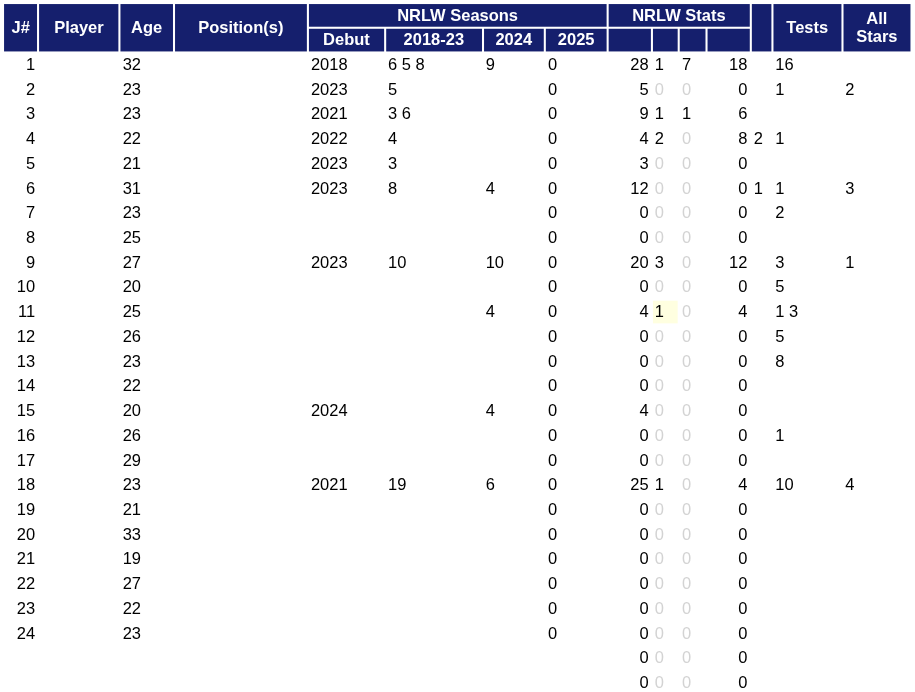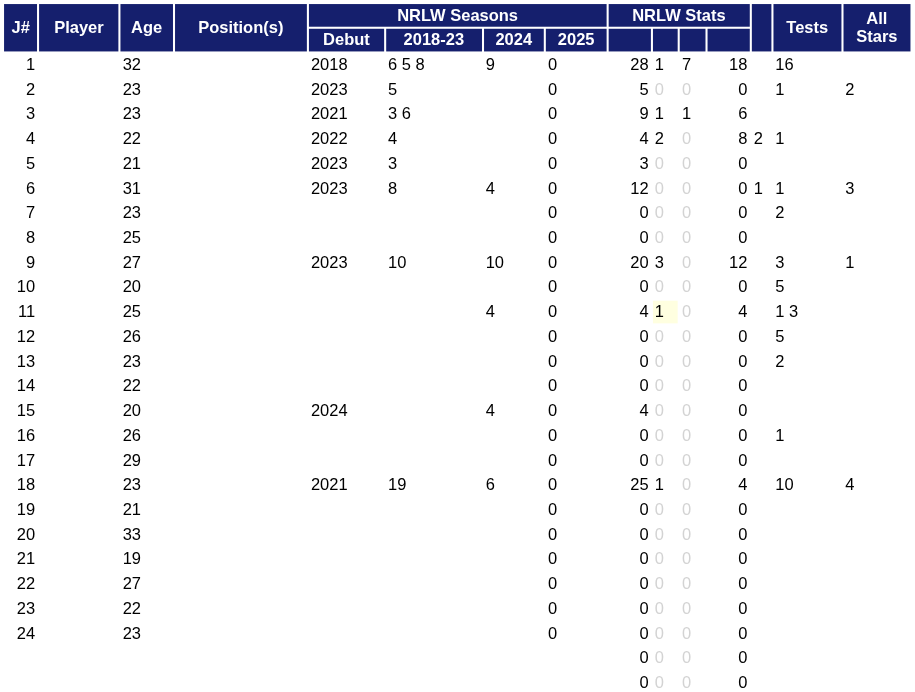(780, 361) 8 -> (780, 361) 2
